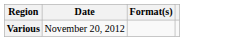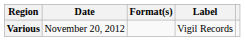+ column: (205, 12)
